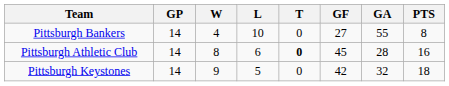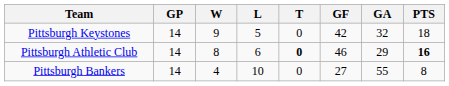rows swapped: (79, 71) <-> (79, 33)
(341, 52) 45 -> (341, 52) 46
(382, 52) 28 -> (382, 52) 29
(424, 52) normal -> (424, 52) bold
